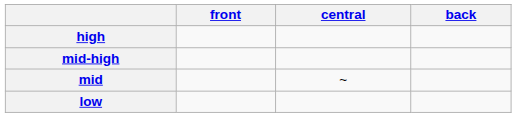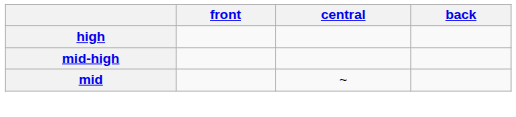- row: (91, 101)
